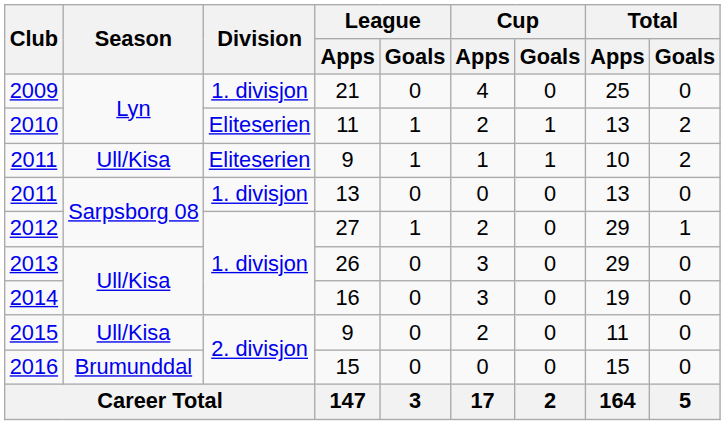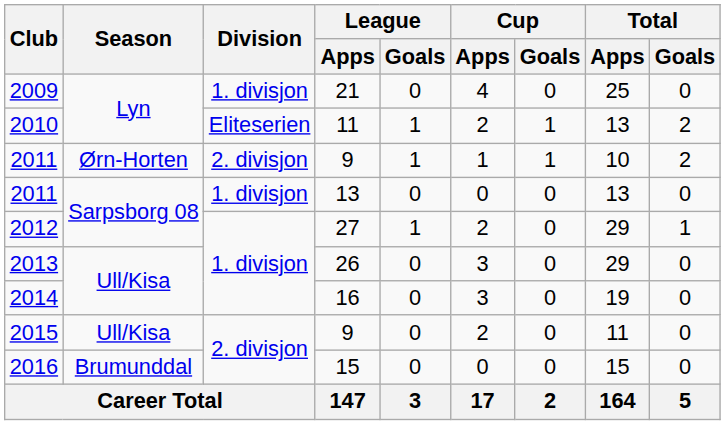(133, 159) Ull/Kisa -> (133, 159) Ørn-Horten
(260, 159) Eliteserien -> (260, 159) 2. divisjon
